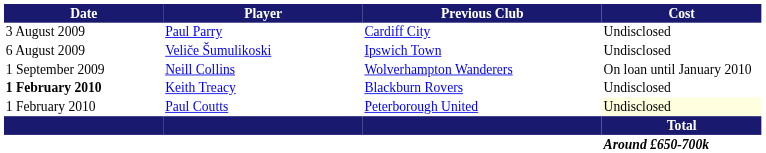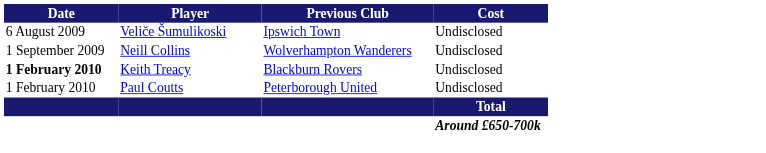- row: (194, 32)
(678, 69) On loan until January 2010 -> (469, 50) Undisclosed
(637, 106) lightyellow background -> (469, 88) no background
